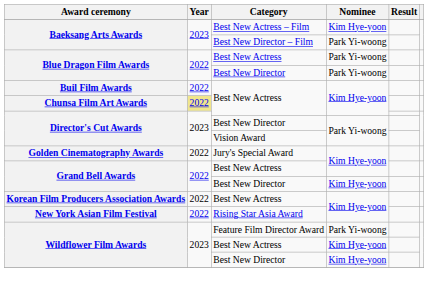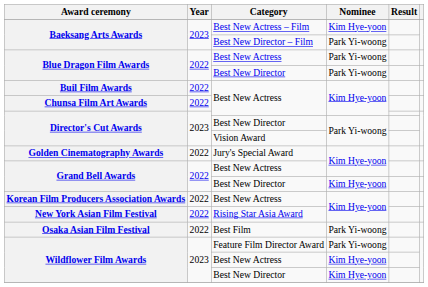(199, 103) khaki background -> (199, 103) no background
+ row: (96, 229)
